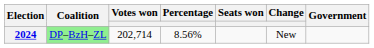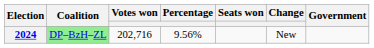(135, 34) 202,714 -> (135, 34) 202,716
(188, 34) 8.56% -> (188, 34) 9.56%
